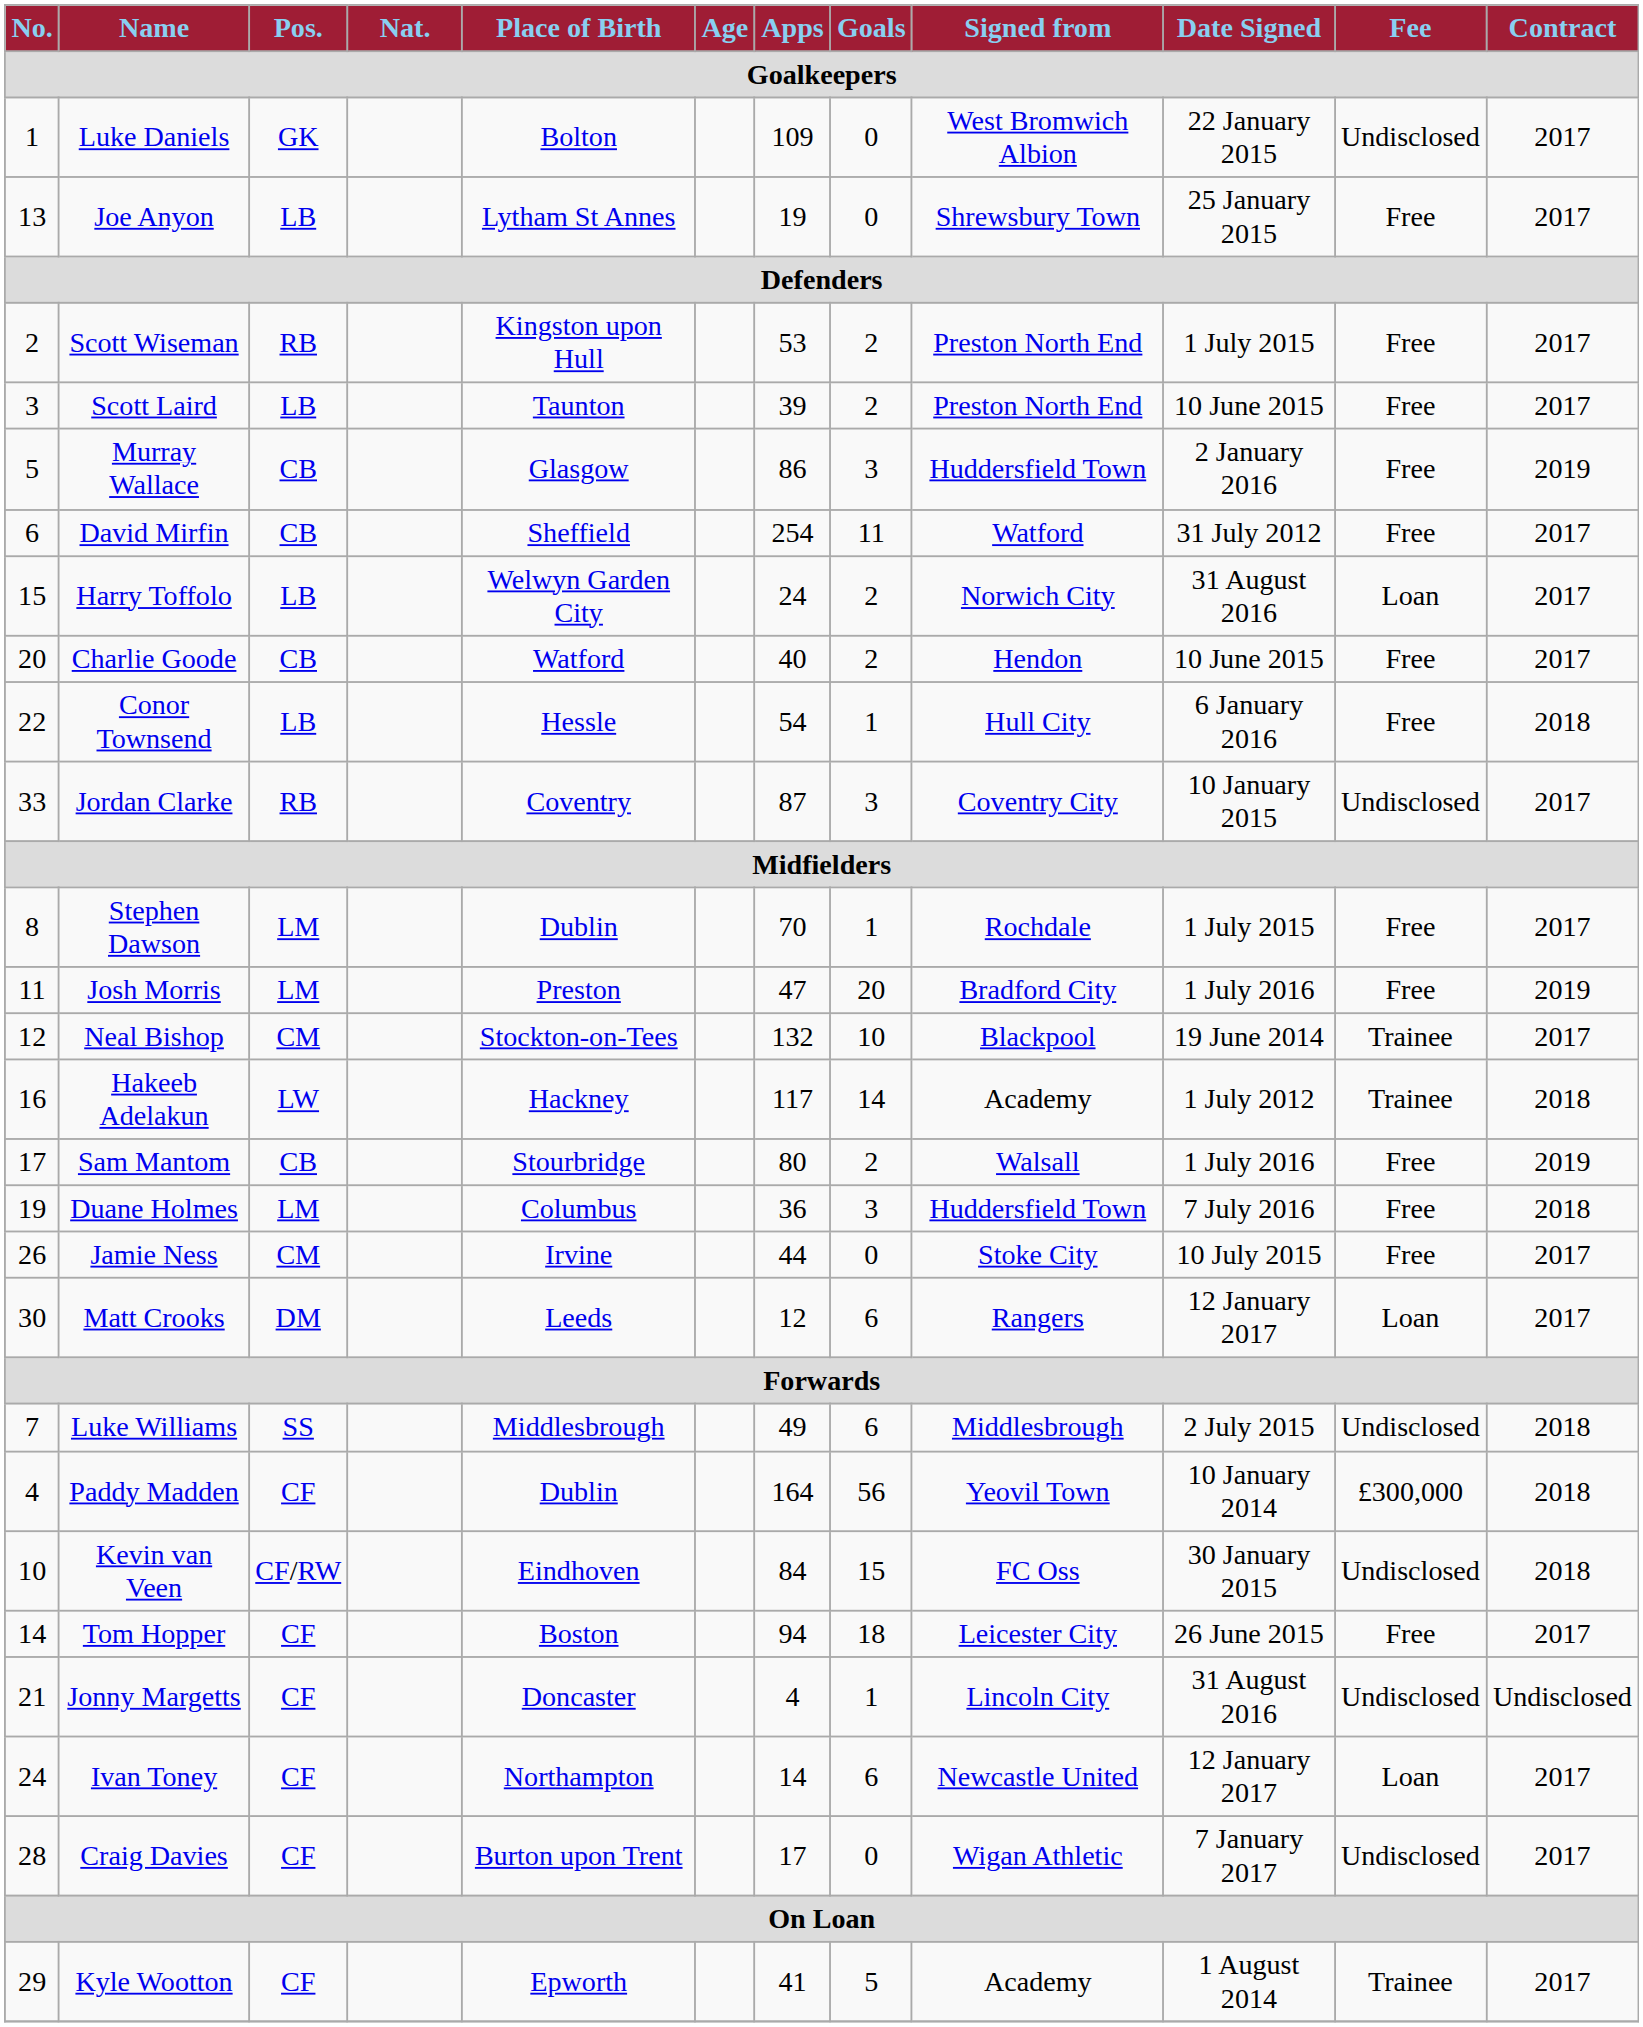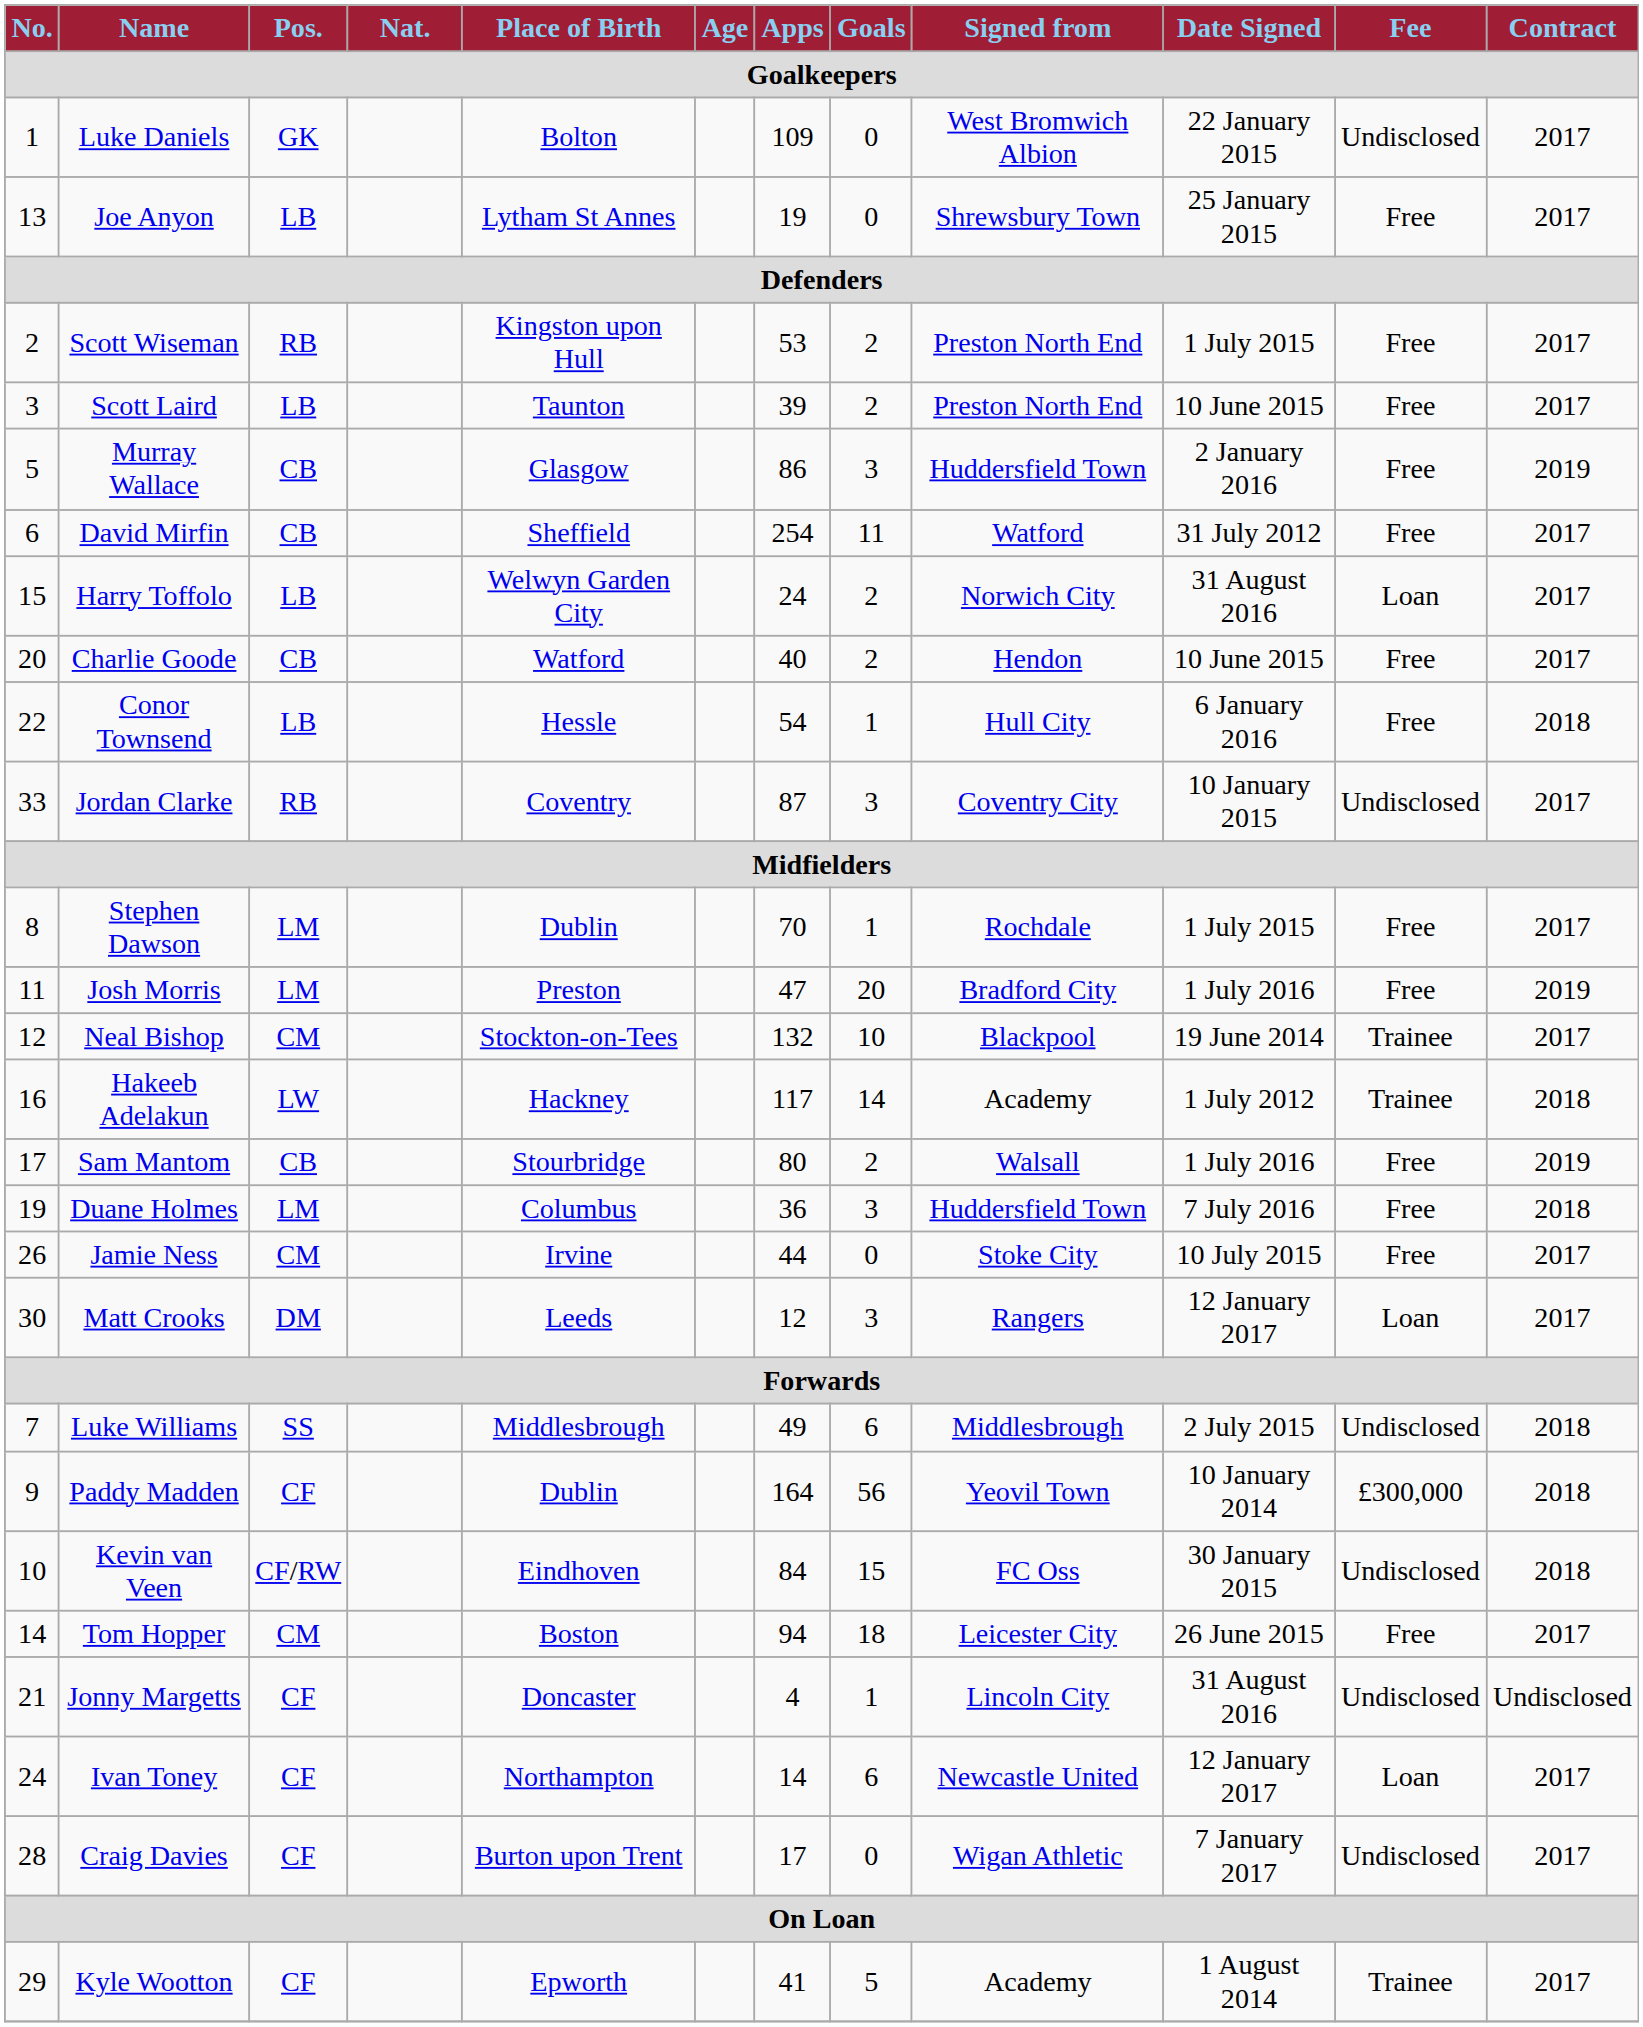(871, 1317) 6 -> (871, 1317) 3
(32, 1490) 4 -> (32, 1490) 9
(298, 1632) CF -> (298, 1632) CM
